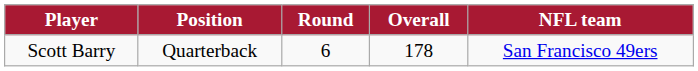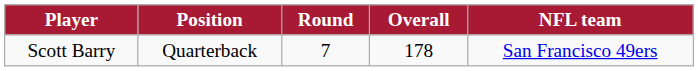(326, 50) 6 -> (326, 50) 7
